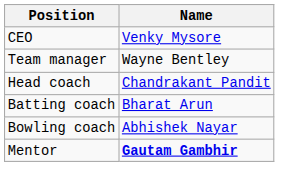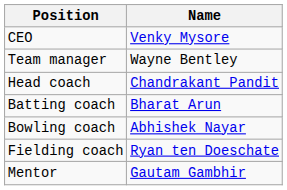+ row: (66, 151)
(180, 151) bold -> (188, 173) normal
